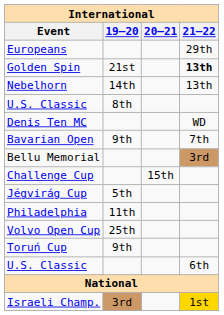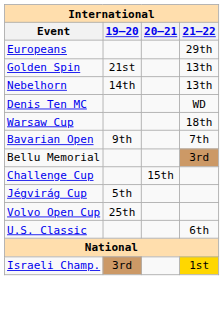(199, 67) bold -> (199, 67) normal
- row: (47, 103)
+ row: (40, 121)
- row: (47, 212)
- row: (37, 248)
